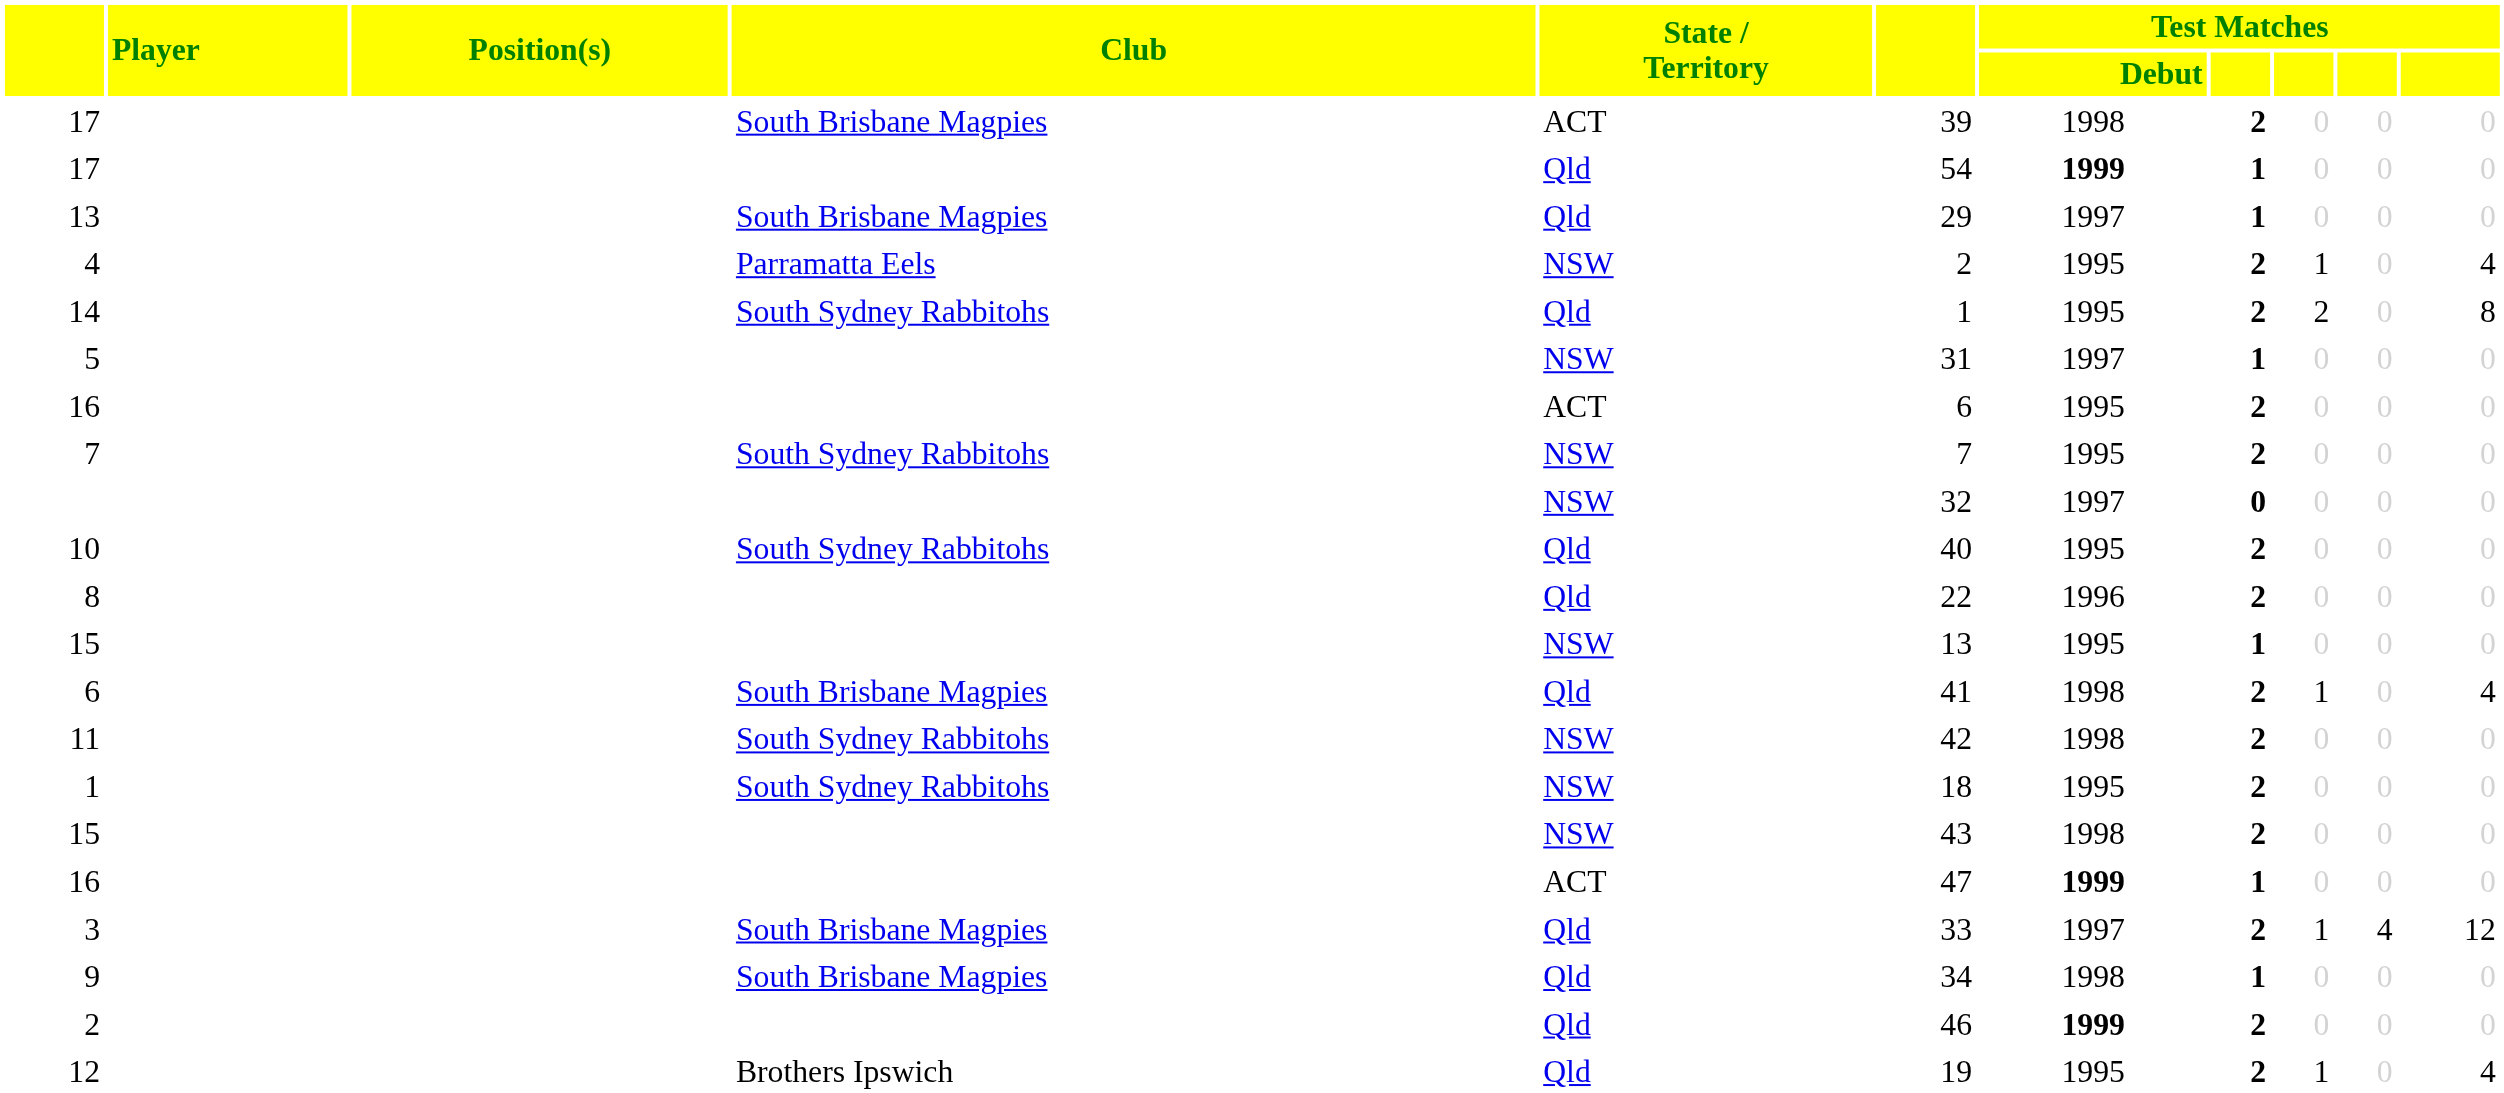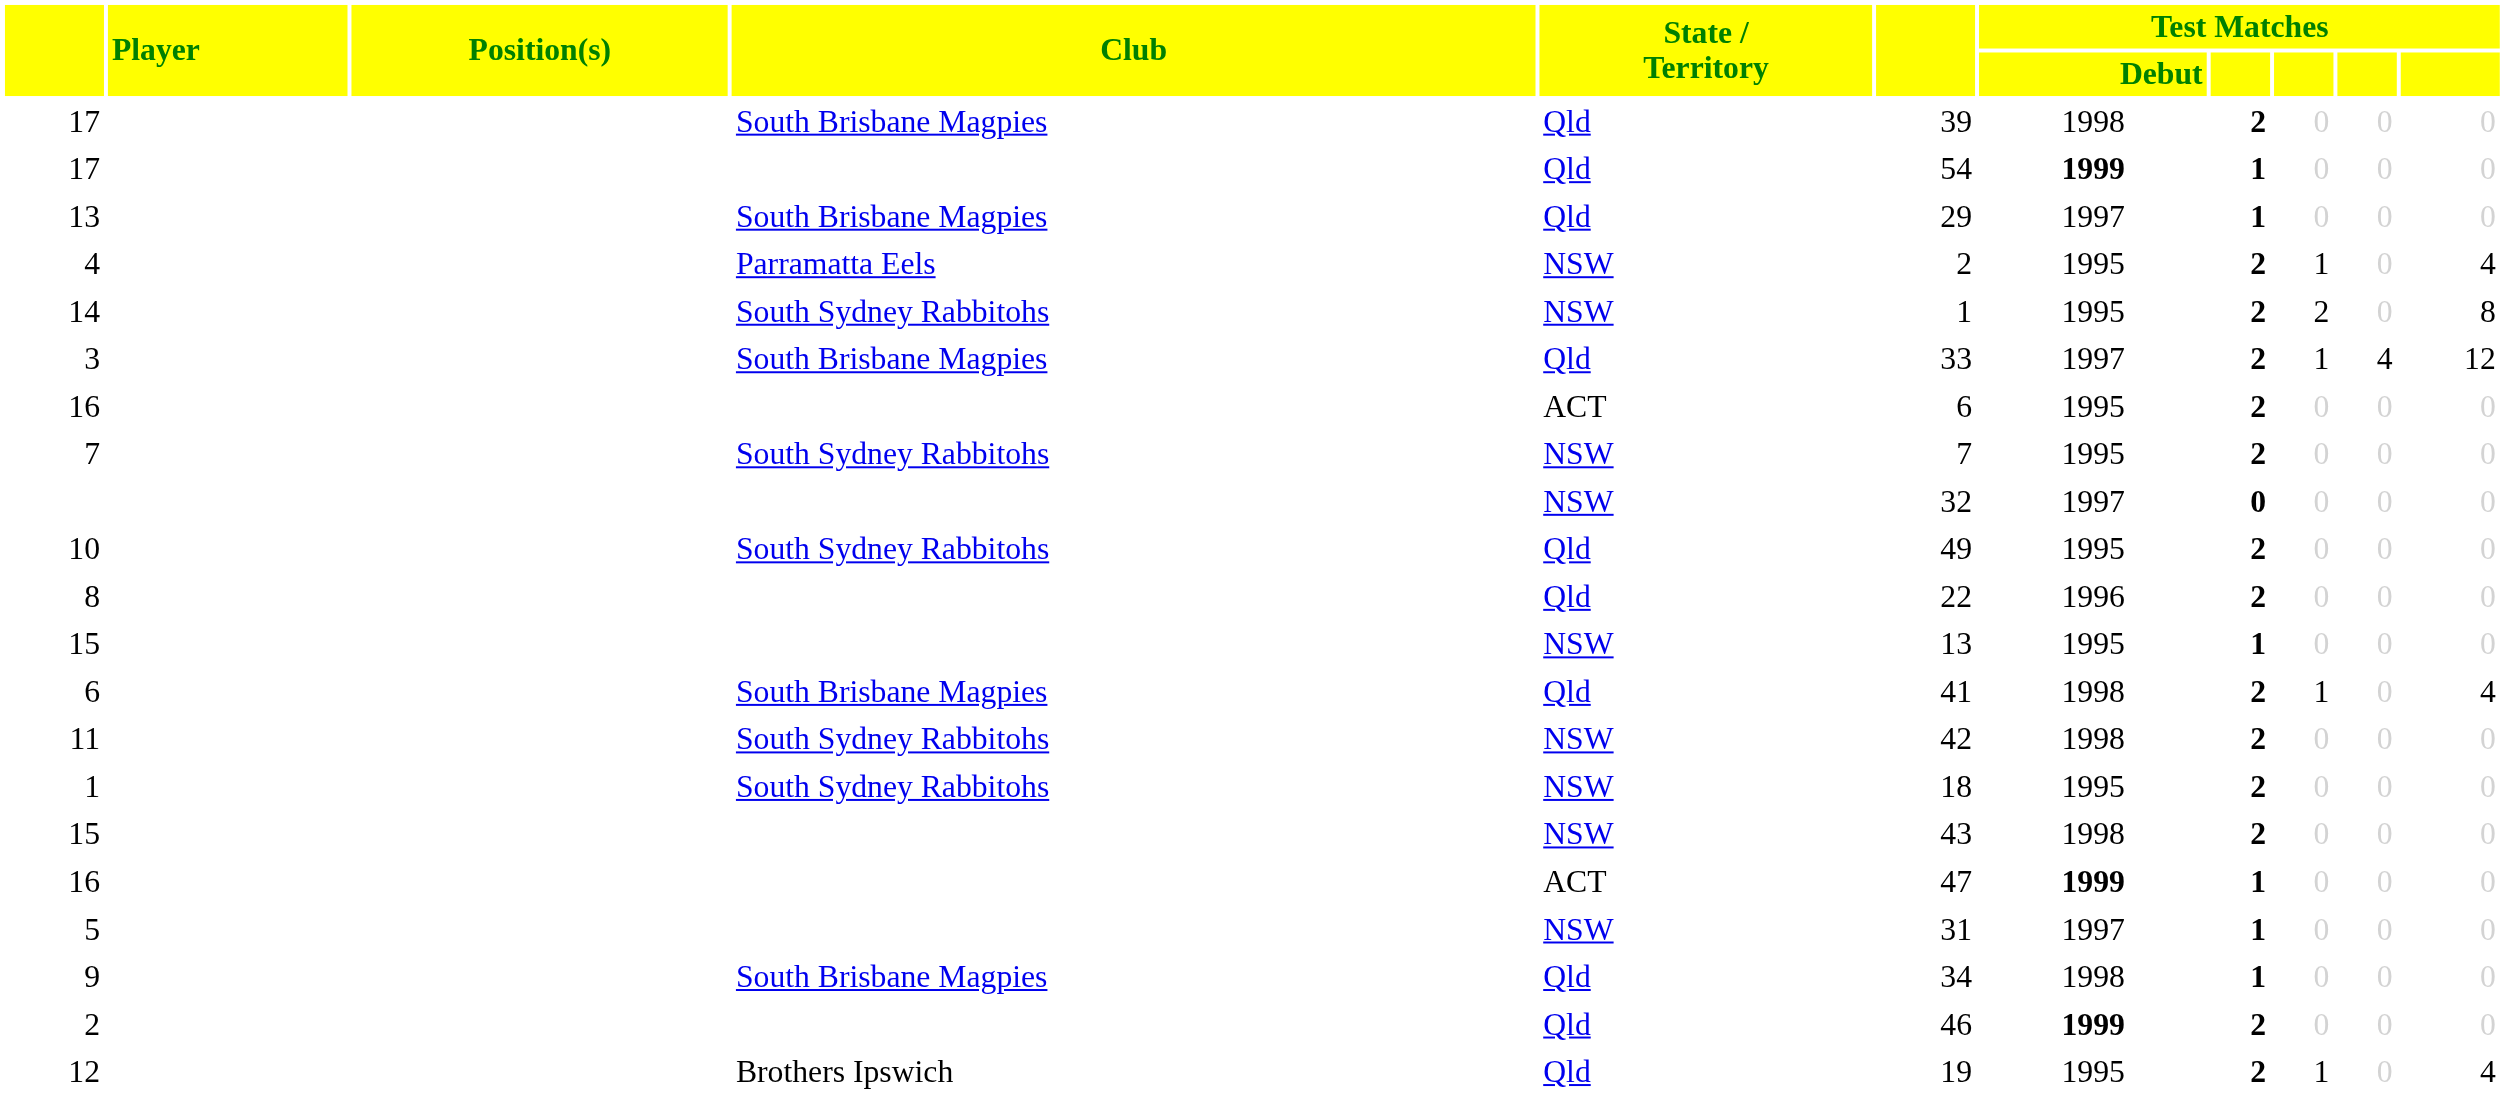(1575, 121) ACT -> (1567, 121) Qld
(1567, 311) Qld -> (1578, 311) NSW
rows swapped: (92, 358) <-> (92, 929)
(1956, 548) 40 -> (1956, 548) 49
